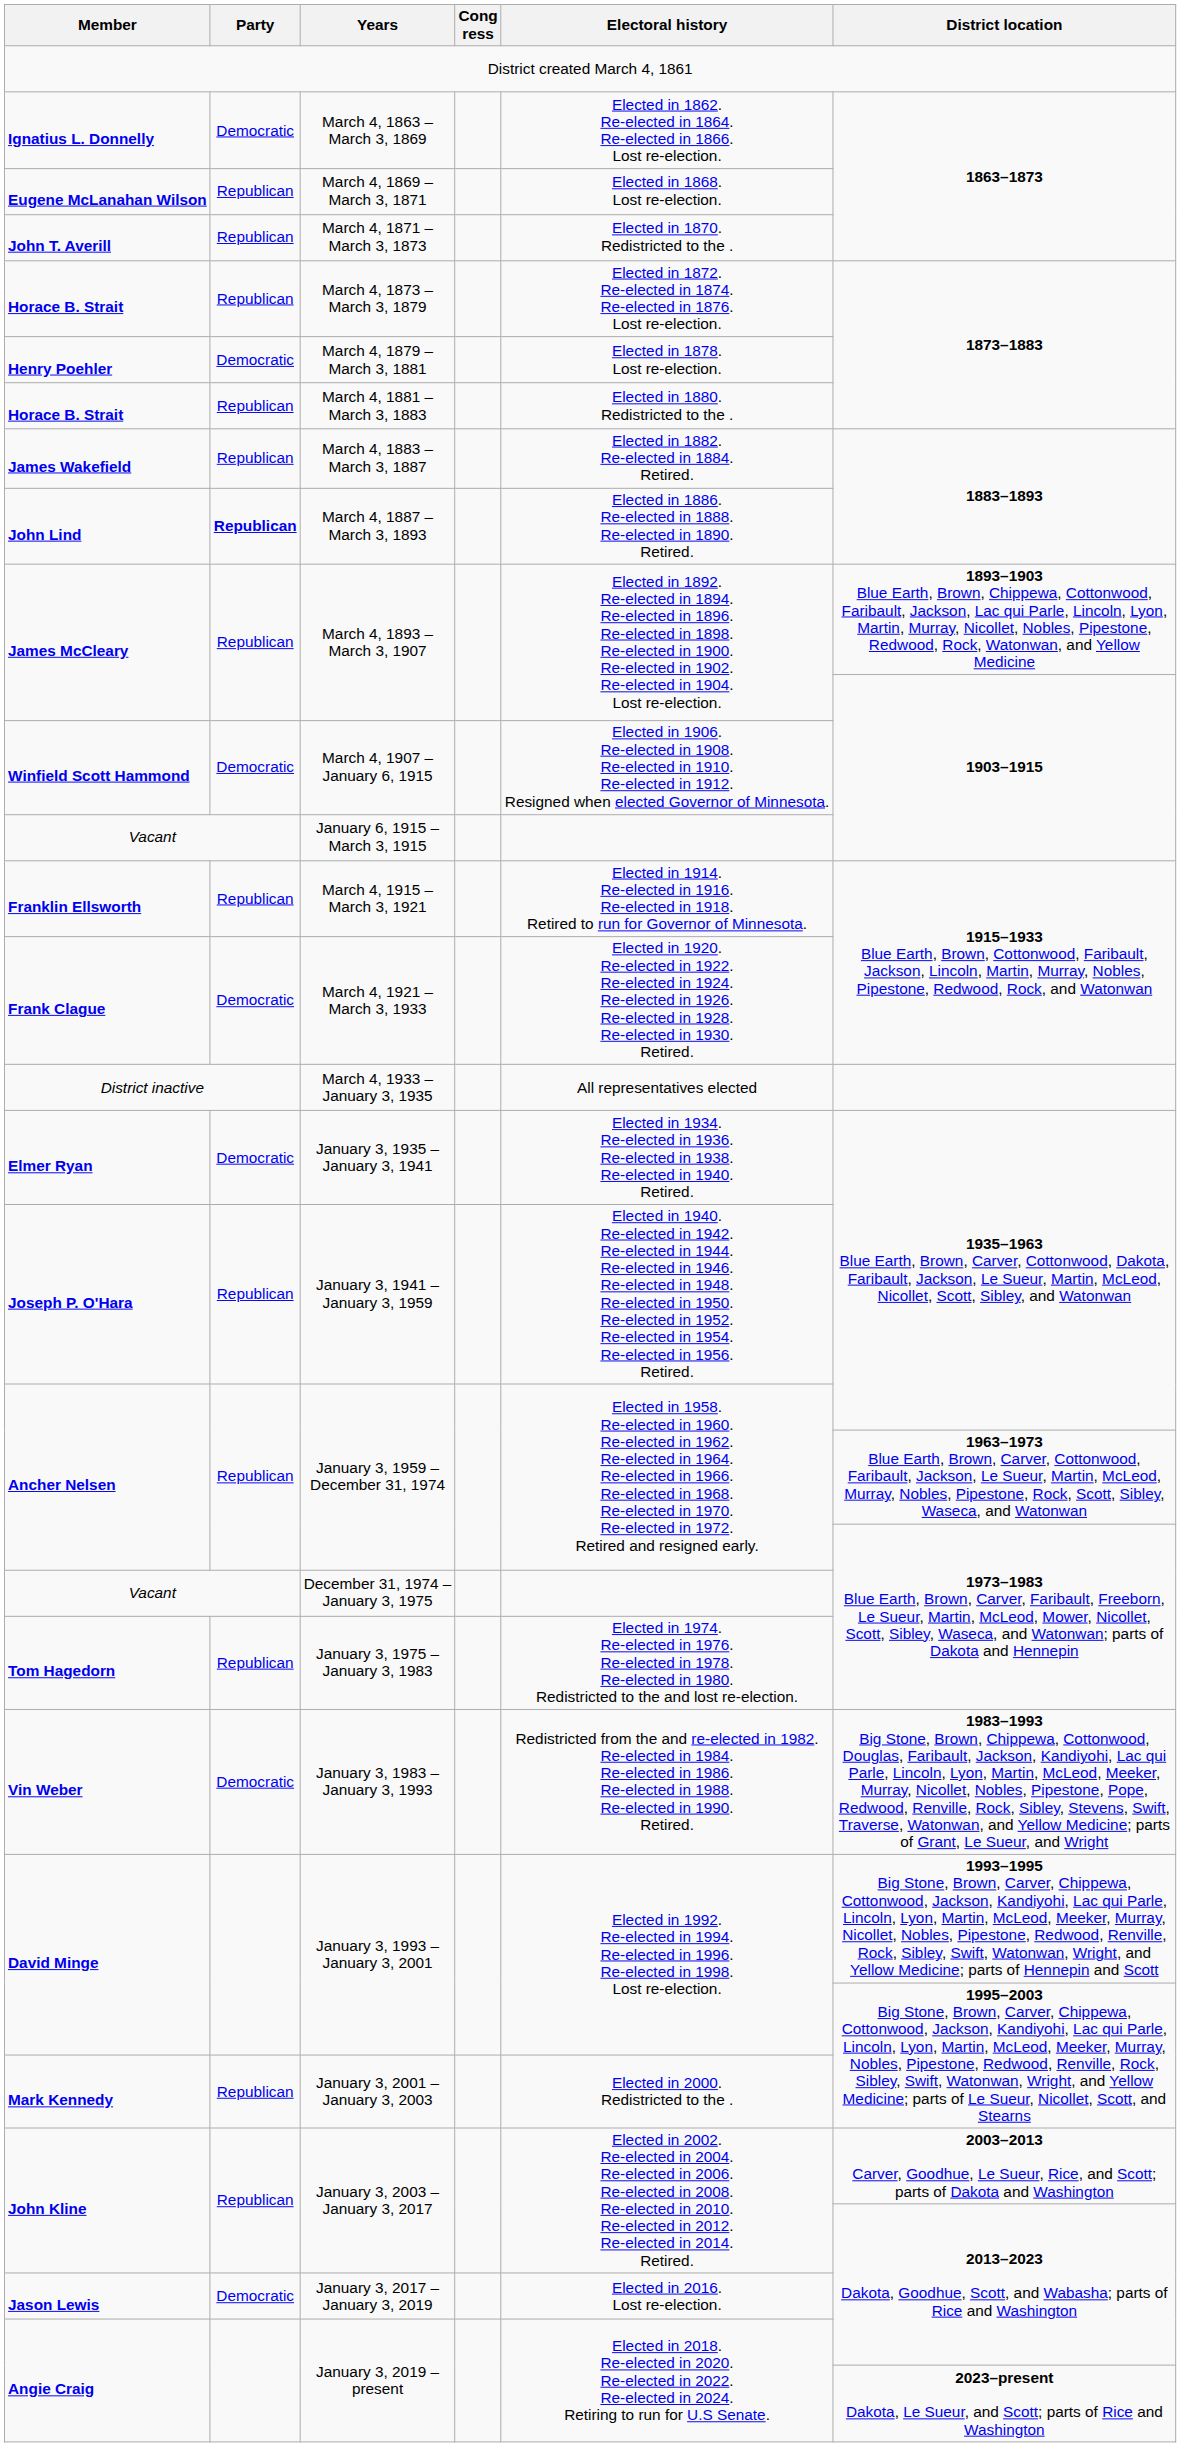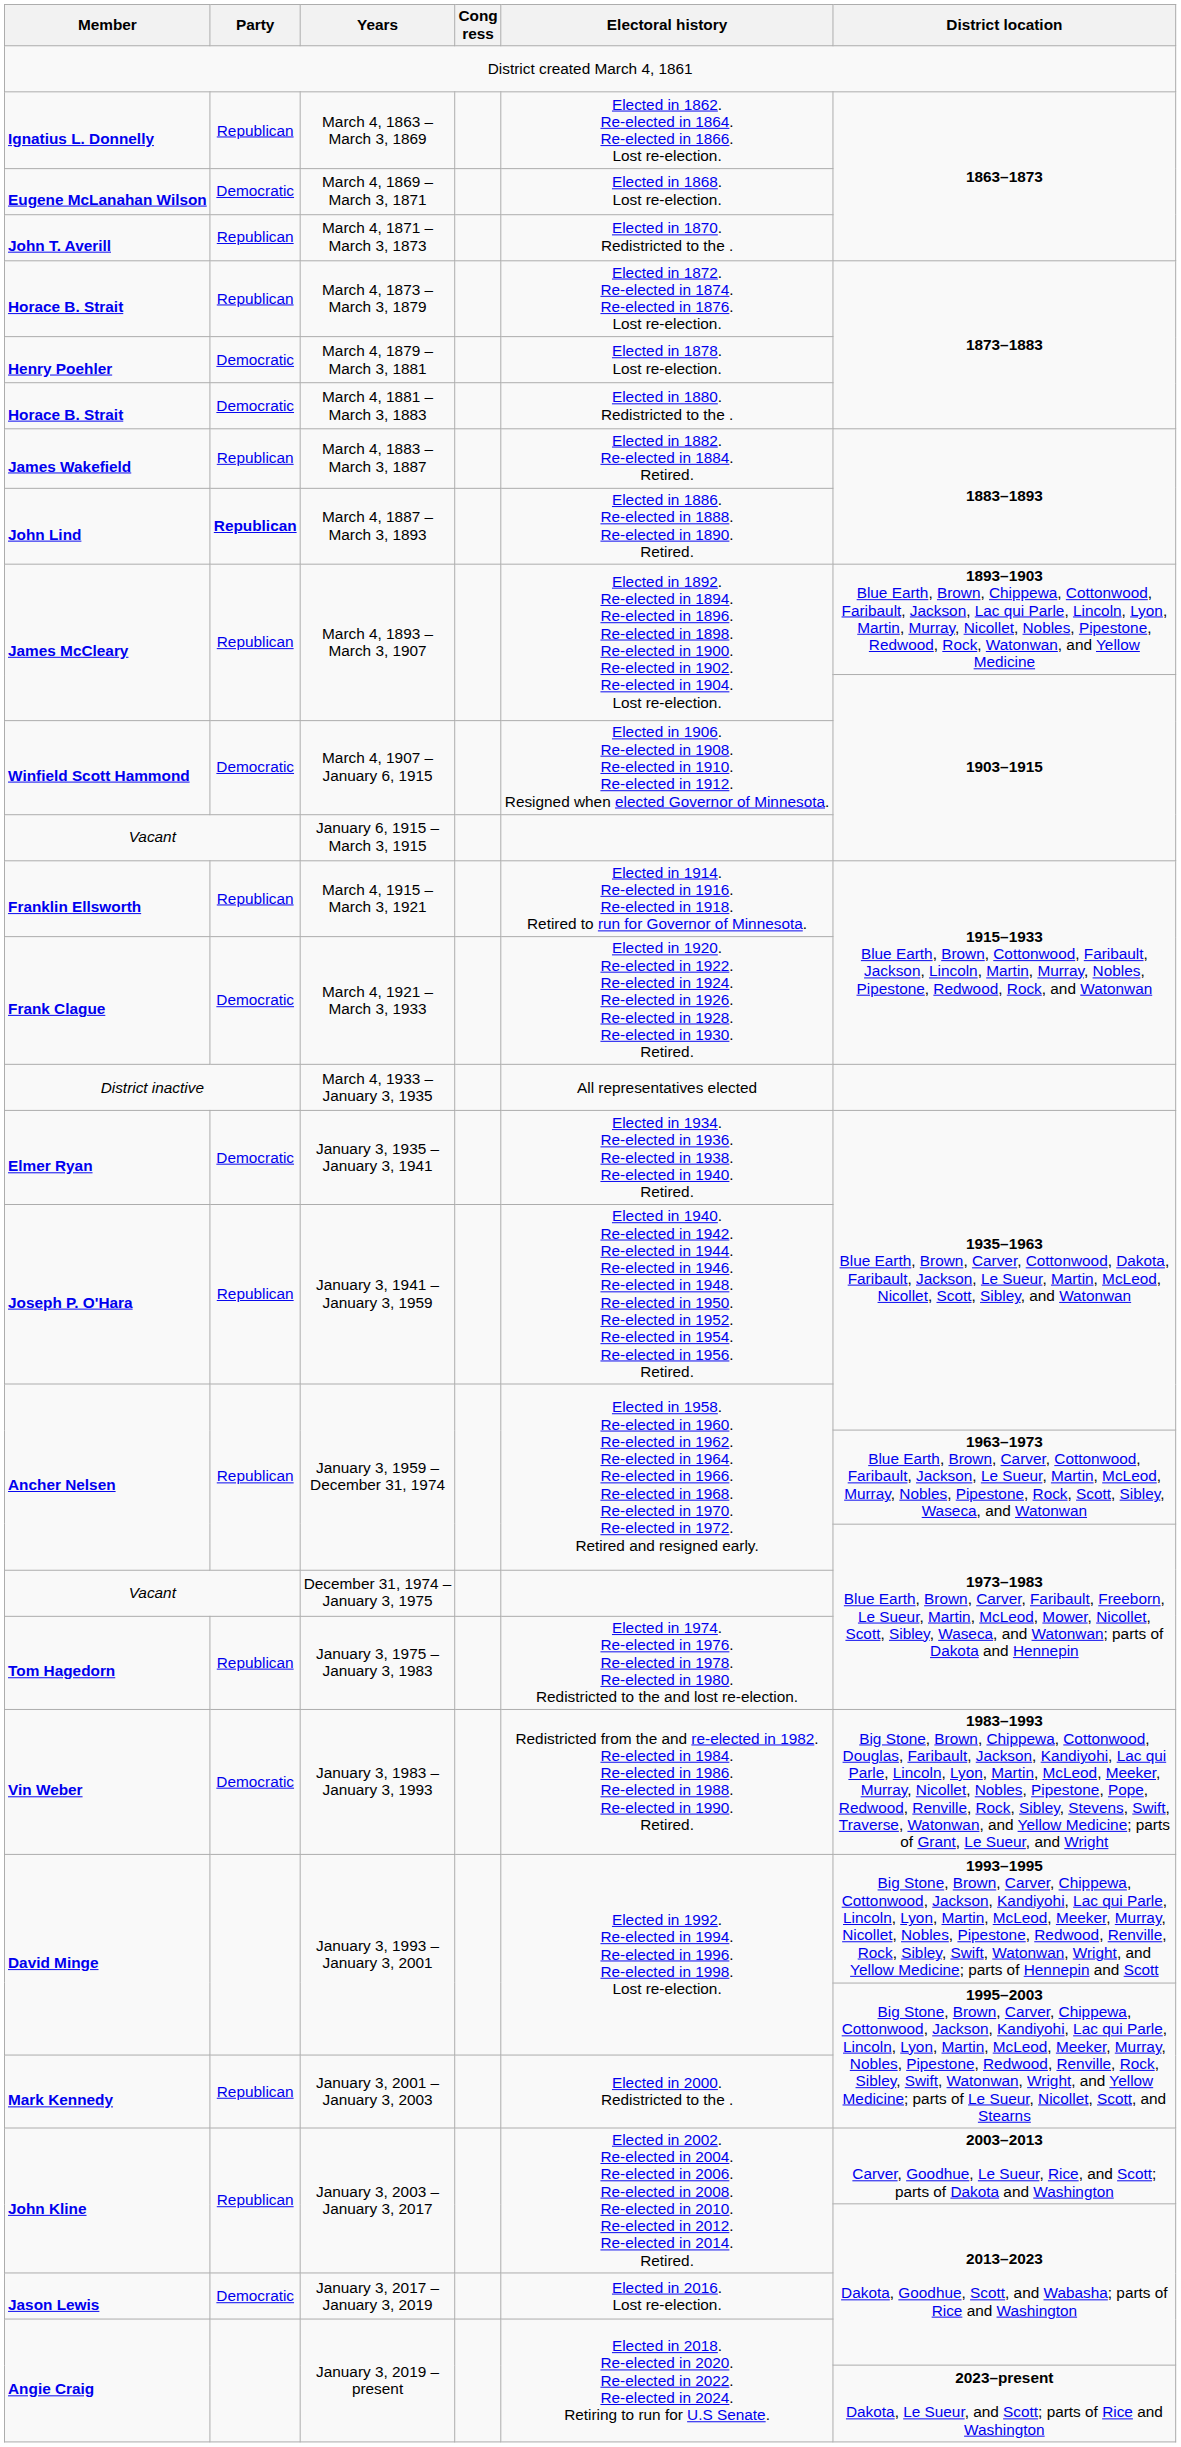(255, 130) Democratic -> (255, 130) Republican
(255, 191) Republican -> (255, 191) Democratic
(255, 405) Republican -> (255, 405) Democratic
